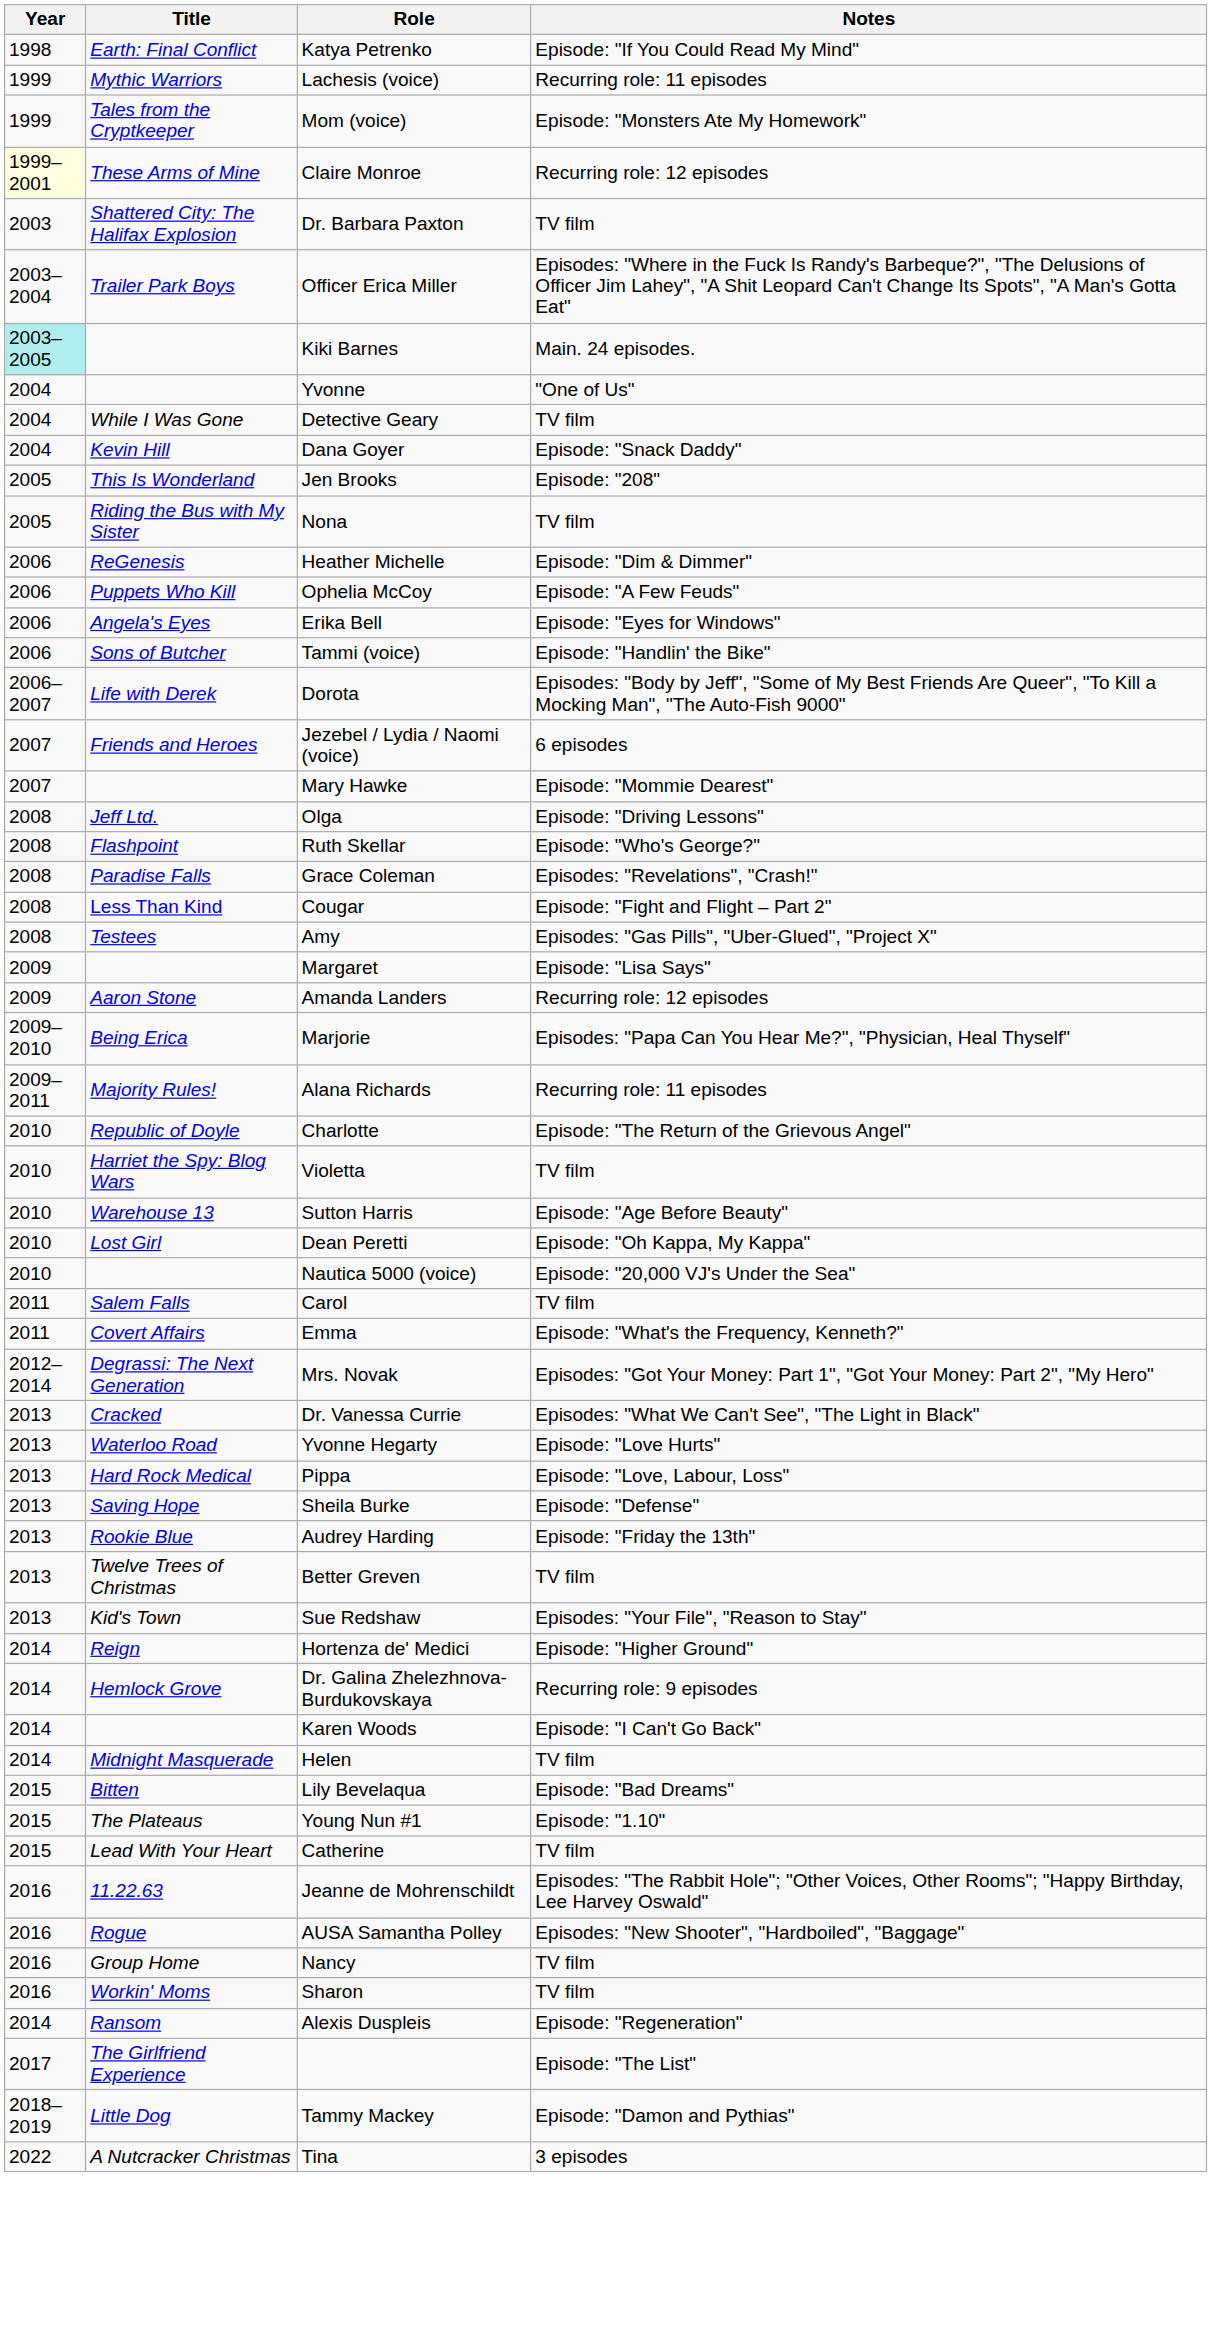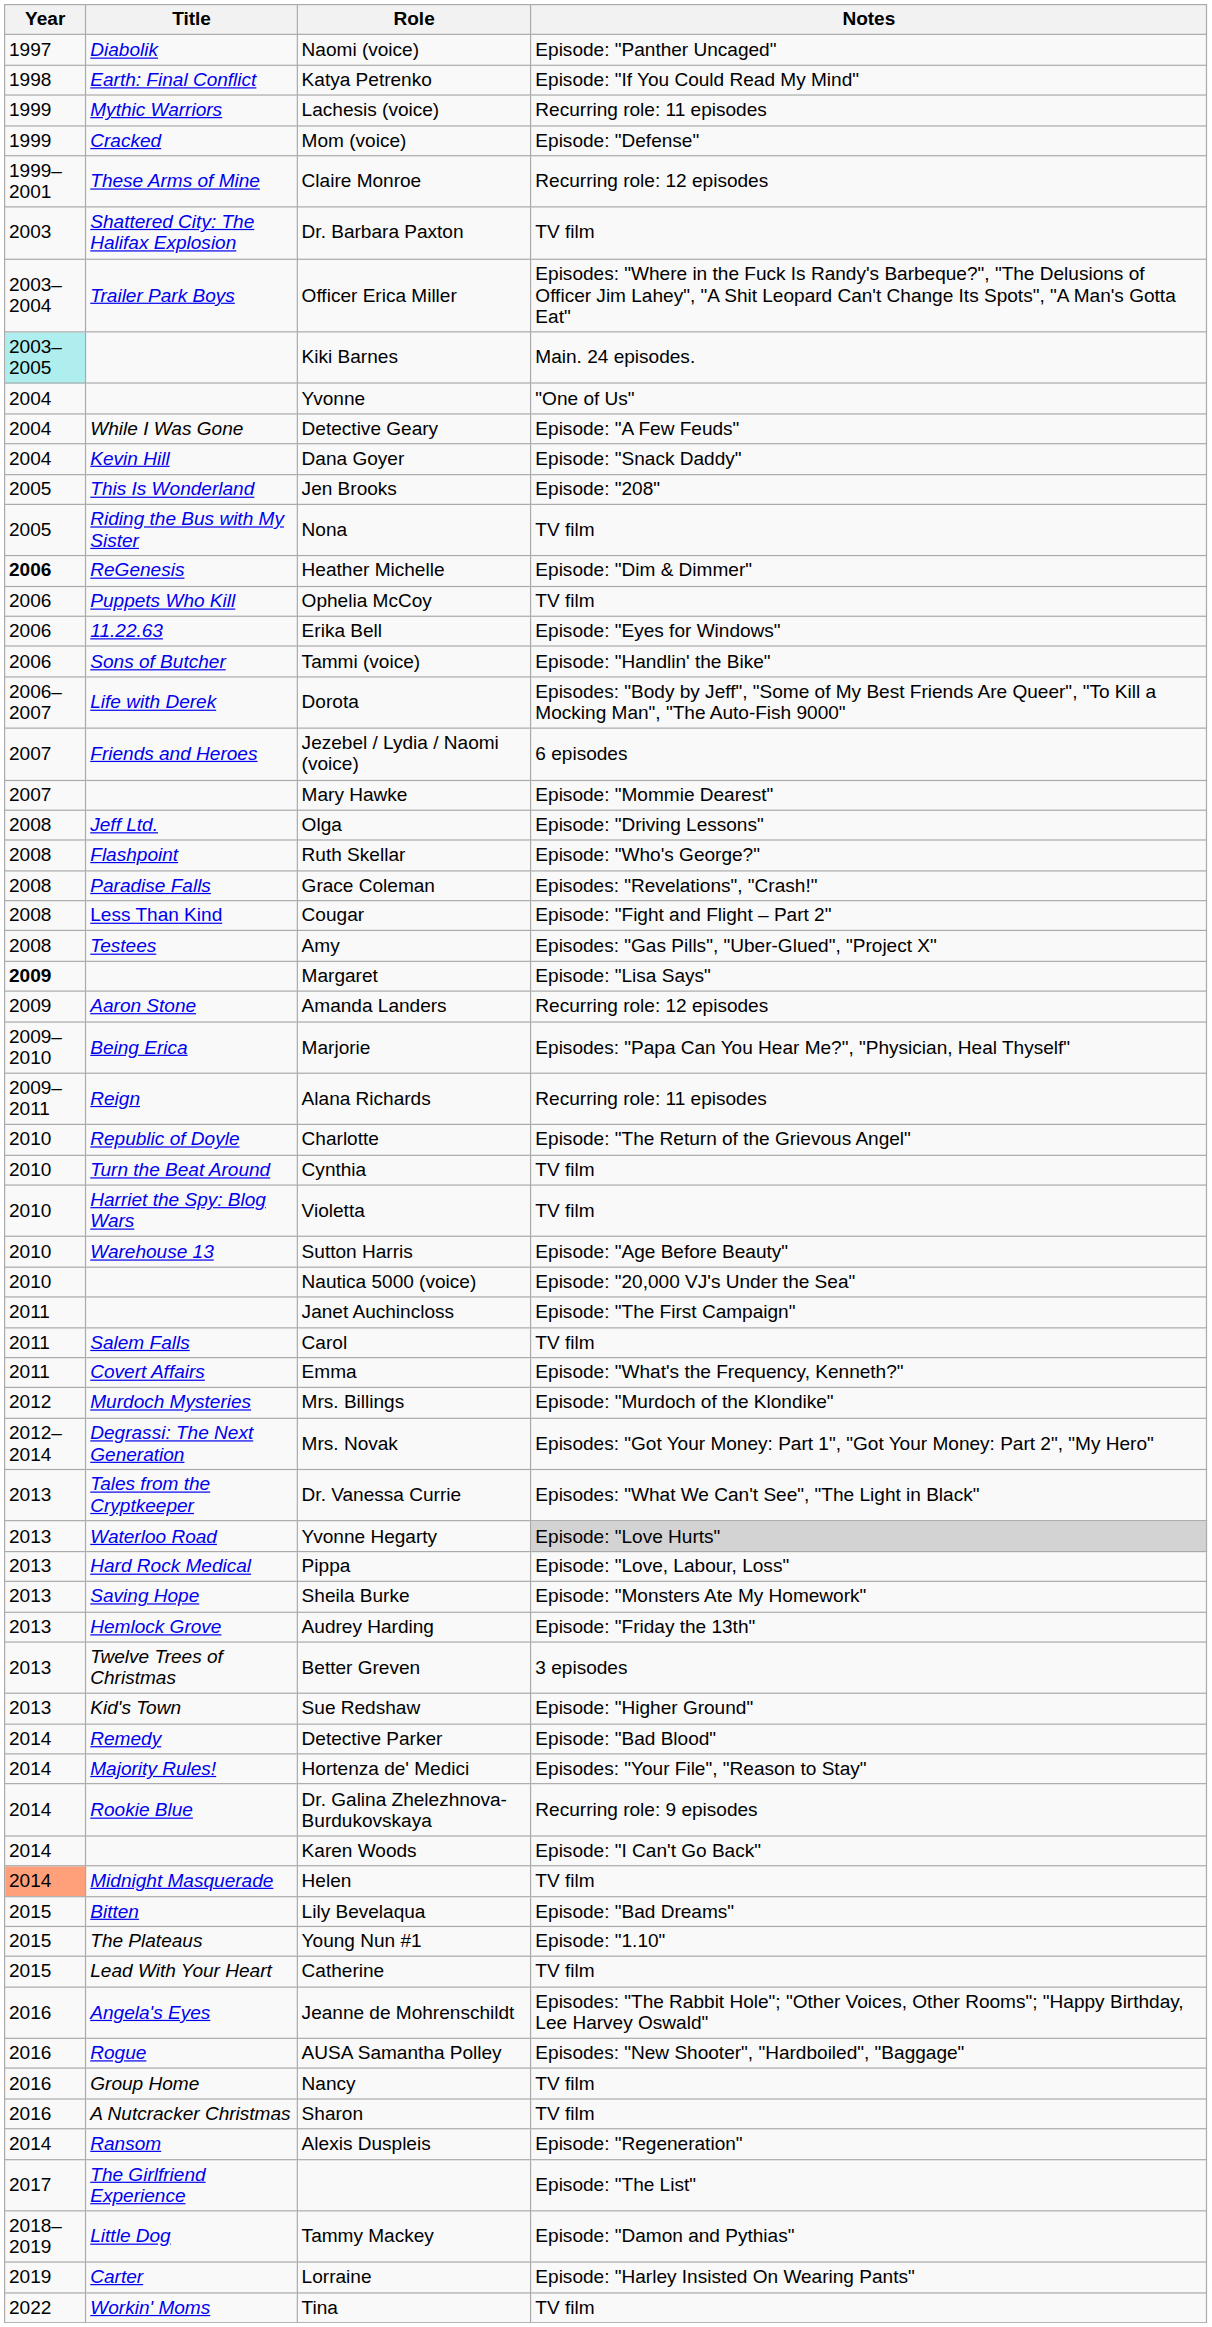+ row: (360, 49)
(150, 120) Tales from the Cryptkeeper -> (126, 140) Cracked
(701, 120) Episode: "Monsters Ate My Homework" -> (617, 140) Episode: "Defense"
(35, 172) lightyellow background -> (35, 181) no background
(565, 419) TV film -> (637, 428) Episode: "A Few Feuds"
(30, 562) normal -> (30, 570) bold
(637, 592) Episode: "A Few Feuds" -> (565, 601) TV film
(150, 622) Angela's Eyes -> (127, 631) 11.22.63
(30, 967) normal -> (30, 976) bold
(153, 1090) Majority Rules! -> (115, 1098) Reign
+ row: (334, 1169)
- row: (355, 1242)
+ row: (378, 1312)
+ row: (353, 1402)
(126, 1415) Cracked -> (150, 1495) Tales from the Cryptkeeper
(628, 1445) no background -> (628, 1536) lightgrey background
(617, 1505) Episode: "Defense" -> (701, 1596) Episode: "Monsters Ate My Homework"
(142, 1536) Rookie Blue -> (156, 1626) Hemlock Grove
(565, 1577) TV film -> (581, 1667) 3 episodes
(701, 1617) Episodes: "Your File", "Reason to Stay" -> (644, 1708) Episode: "Higher Ground"
+ row: (372, 1738)
(115, 1648) Reign -> (153, 1768) Majority Rules!
(644, 1648) Episode: "Higher Ground" -> (701, 1768) Episodes: "Your File", "Reason to Stay"
(156, 1689) Hemlock Grove -> (142, 1809) Rookie Blue
(30, 1760) no background -> (30, 1880) lightsalmon background
(127, 1891) 11.22.63 -> (150, 2012) Angela's Eyes
(150, 1992) Workin' Moms -> (190, 2113) A Nutcracker Christmas
+ row: (337, 2277)
(190, 2156) A Nutcracker Christmas -> (150, 2307) Workin' Moms
(581, 2156) 3 episodes -> (565, 2307) TV film
